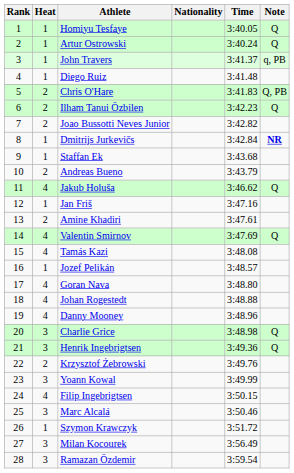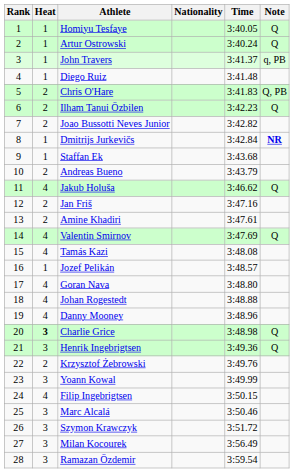(45, 204) 1 -> (45, 204) 2
(45, 332) normal -> (45, 332) bold
(45, 428) 1 -> (45, 428) 3
